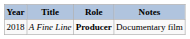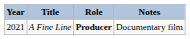(16, 27) 2018 -> (16, 27) 2021
